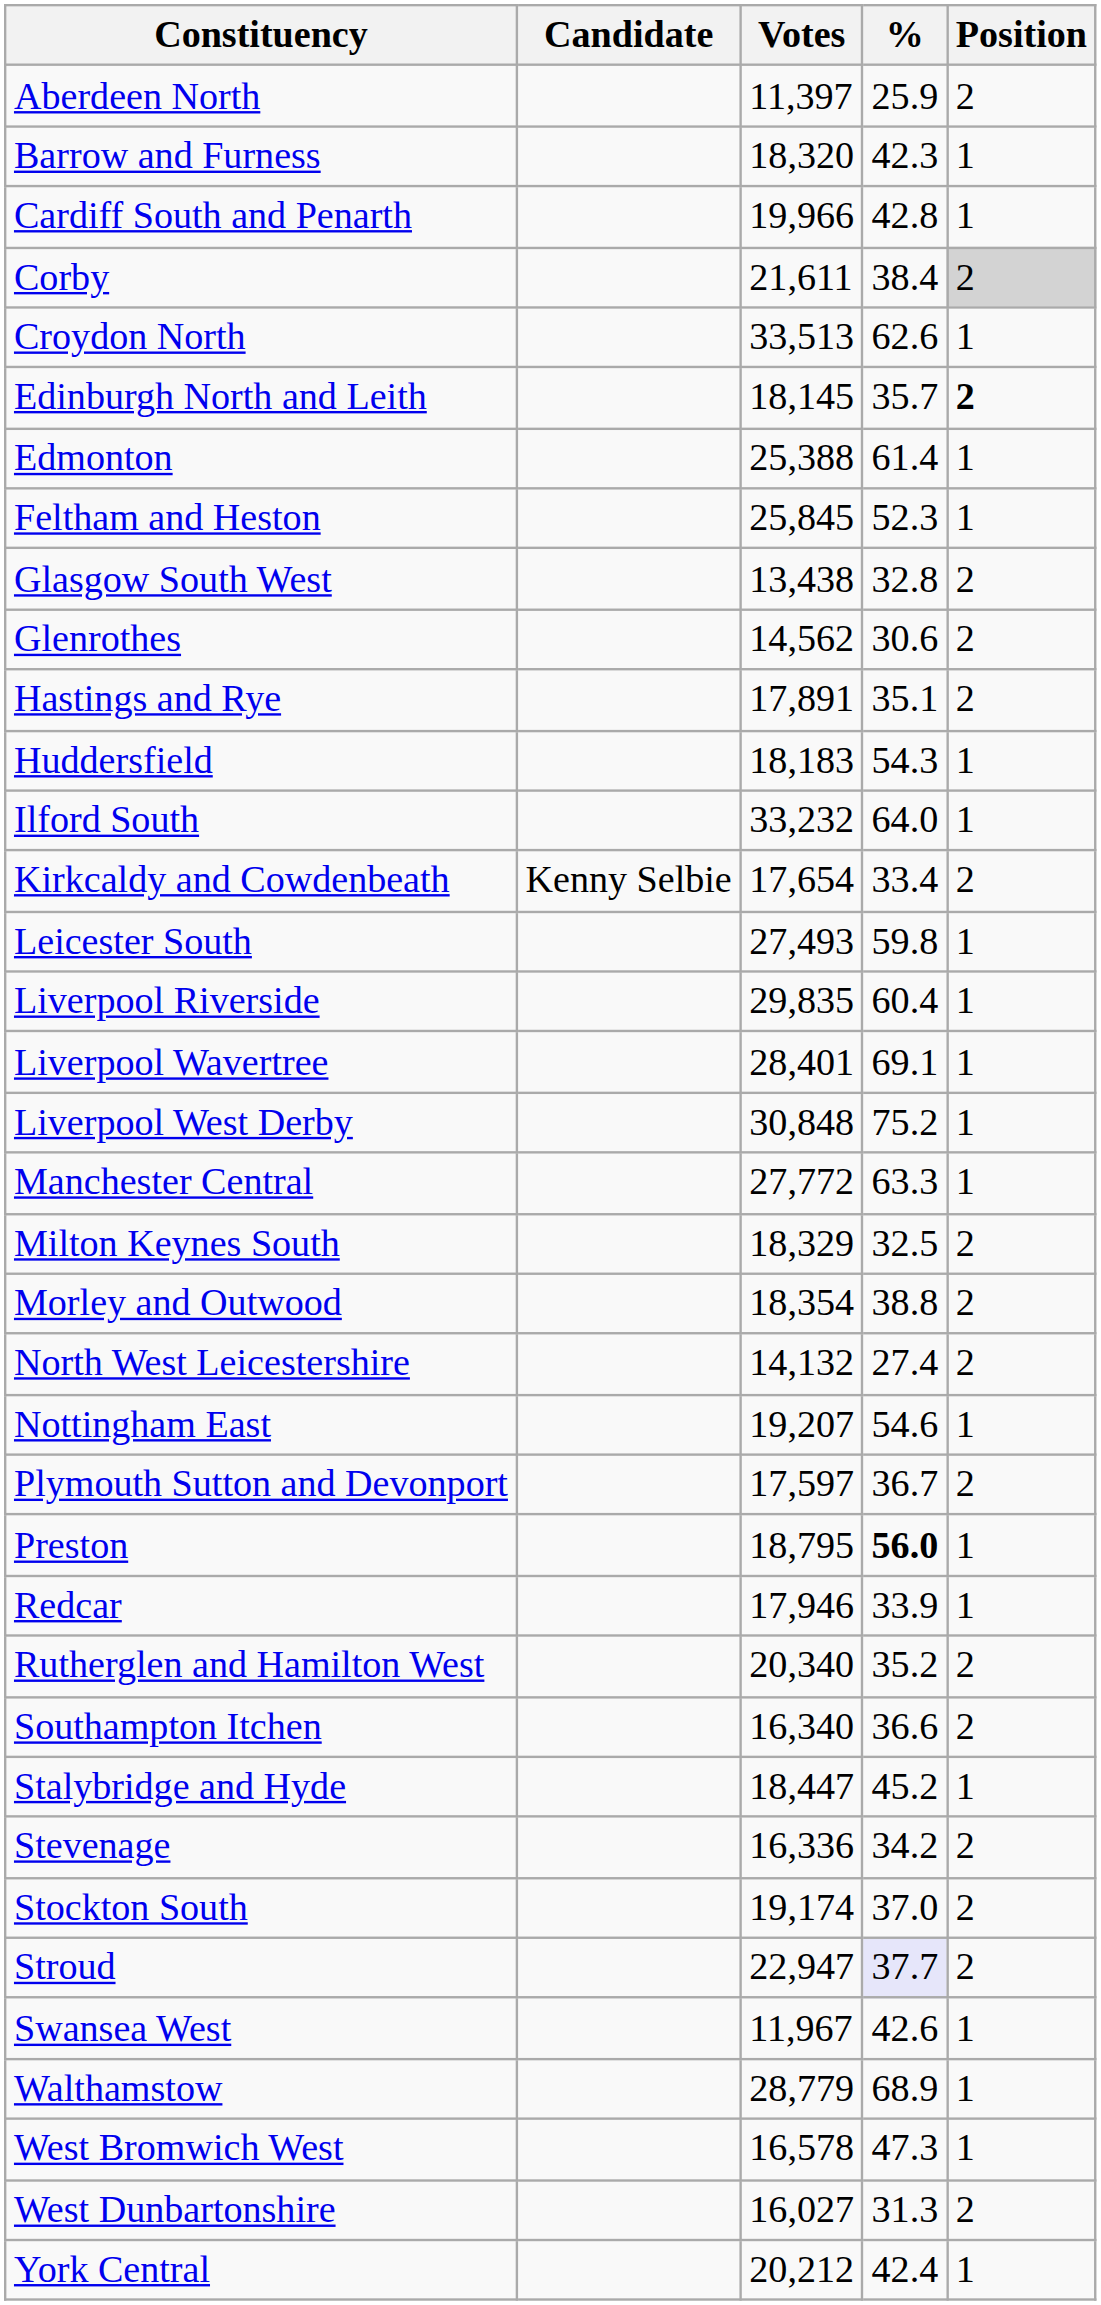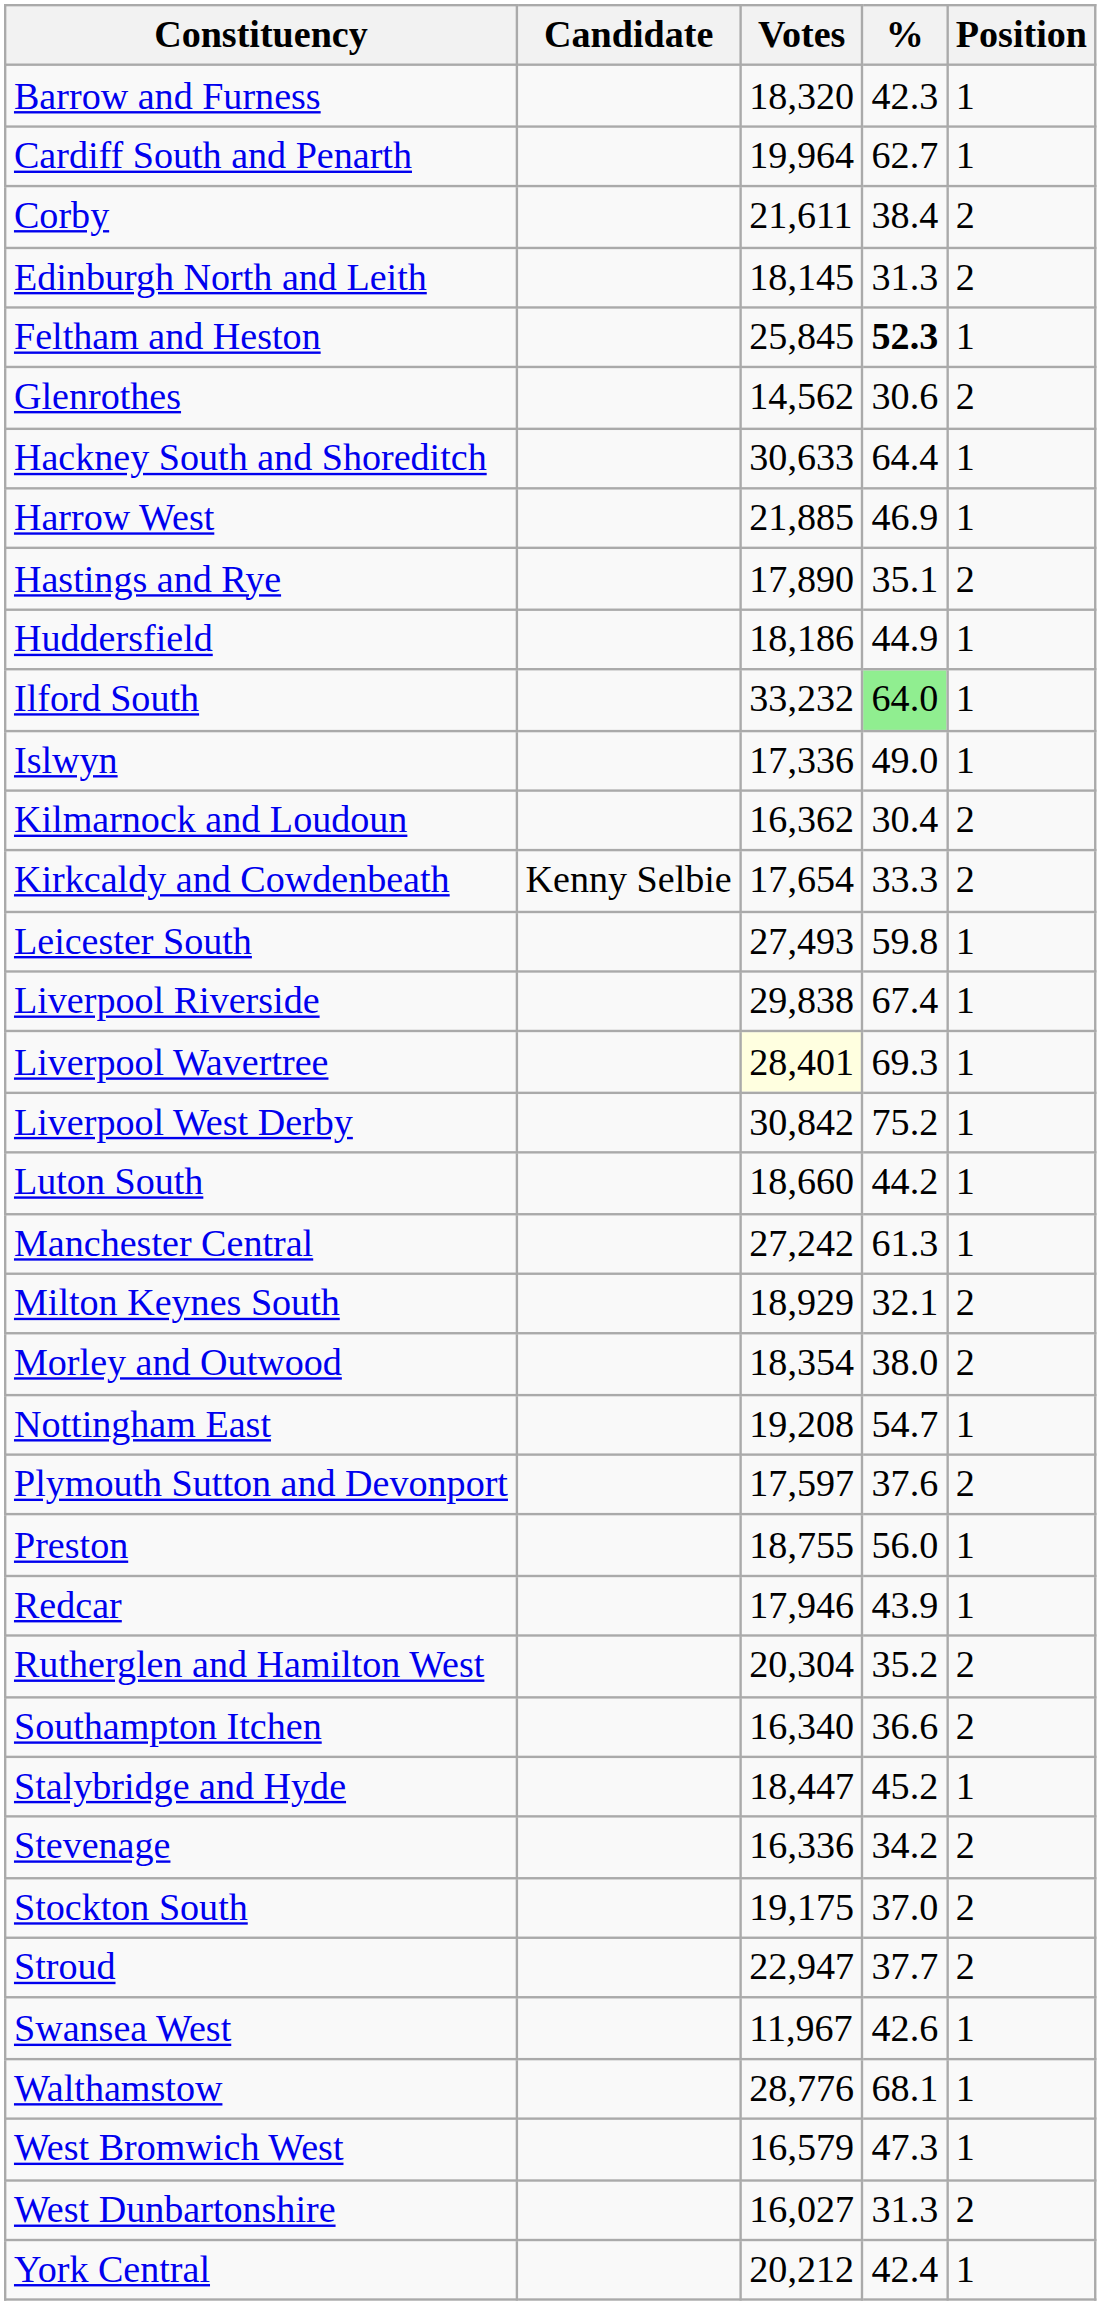- row: (137, 95)
(802, 215) 19,966 -> (802, 155) 19,964
(905, 215) 42.8 -> (905, 155) 62.7
(965, 276) lightgrey background -> (965, 215) no background
- row: (130, 336)
(905, 397) 35.7 -> (905, 276) 31.3
(965, 397) bold -> (965, 276) normal
- row: (93, 457)
(905, 517) normal -> (905, 336) bold
- row: (173, 578)
+ row: (250, 457)
+ row: (114, 517)
(802, 699) 17,891 -> (802, 578) 17,890
(802, 759) 18,183 -> (802, 638) 18,186
(905, 759) 54.3 -> (905, 638) 44.9
(905, 819) no background -> (905, 699) lightgreen background
+ row: (66, 759)
+ row: (211, 819)
(905, 880) 33.4 -> (905, 880) 33.3
(802, 1000) 29,835 -> (802, 1000) 29,838
(905, 1000) 60.4 -> (905, 1000) 67.4
(802, 1061) no background -> (802, 1061) lightyellow background
(905, 1061) 69.1 -> (905, 1061) 69.3
(802, 1121) 30,848 -> (802, 1121) 30,842
+ row: (109, 1182)
(802, 1182) 27,772 -> (802, 1242) 27,242
(905, 1182) 63.3 -> (905, 1242) 61.3
(802, 1242) 18,329 -> (802, 1302) 18,929
(905, 1242) 32.5 -> (905, 1302) 32.1
(905, 1302) 38.8 -> (905, 1363) 38.0
- row: (212, 1363)
(802, 1423) 19,207 -> (802, 1423) 19,208
(905, 1423) 54.6 -> (905, 1423) 54.7
(905, 1484) 36.7 -> (905, 1484) 37.6
(802, 1544) 18,795 -> (802, 1544) 18,755
(905, 1544) bold -> (905, 1544) normal
(905, 1604) 33.9 -> (905, 1604) 43.9
(802, 1665) 20,340 -> (802, 1665) 20,304
(802, 1906) 19,174 -> (802, 1906) 19,175
(905, 1967) lavender background -> (905, 1967) no background
(802, 2088) 28,779 -> (802, 2088) 28,776
(905, 2088) 68.9 -> (905, 2088) 68.1
(802, 2148) 16,578 -> (802, 2148) 16,579
